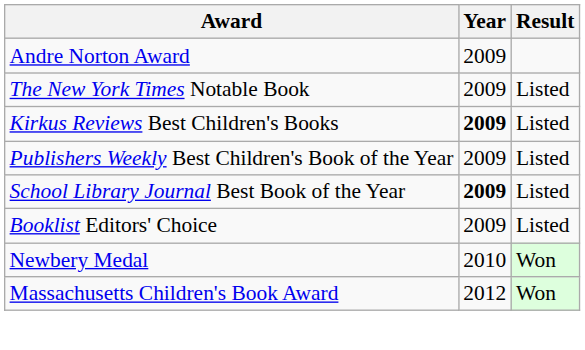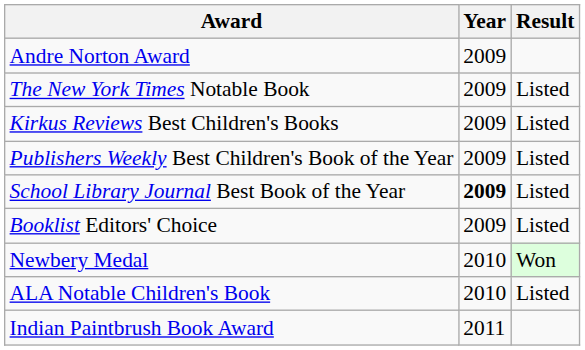(485, 123) bold -> (485, 123) normal
+ row: (140, 293)
+ row: (142, 327)
- row: (174, 293)
